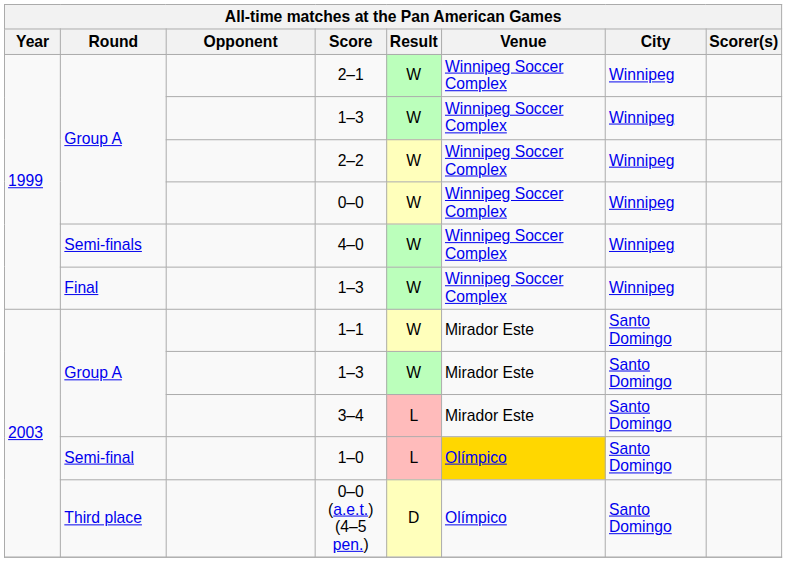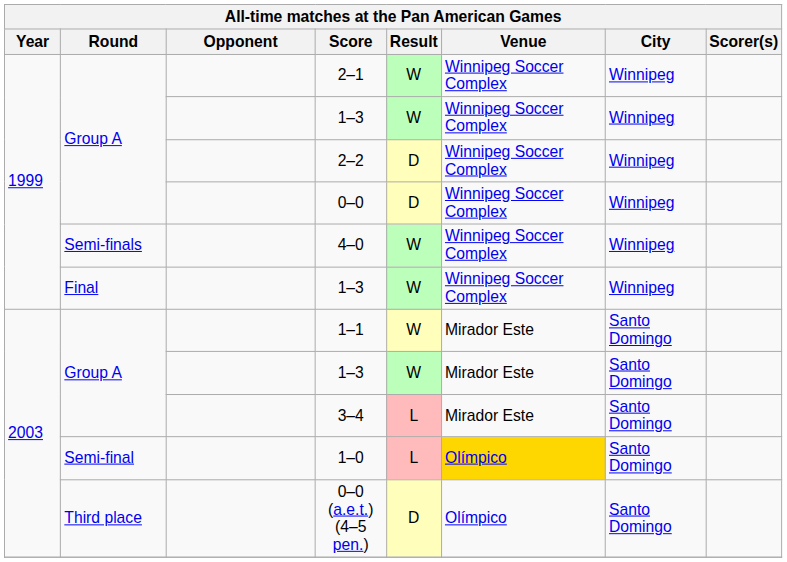(414, 160) W -> (414, 160) D
(414, 203) W -> (414, 203) D
